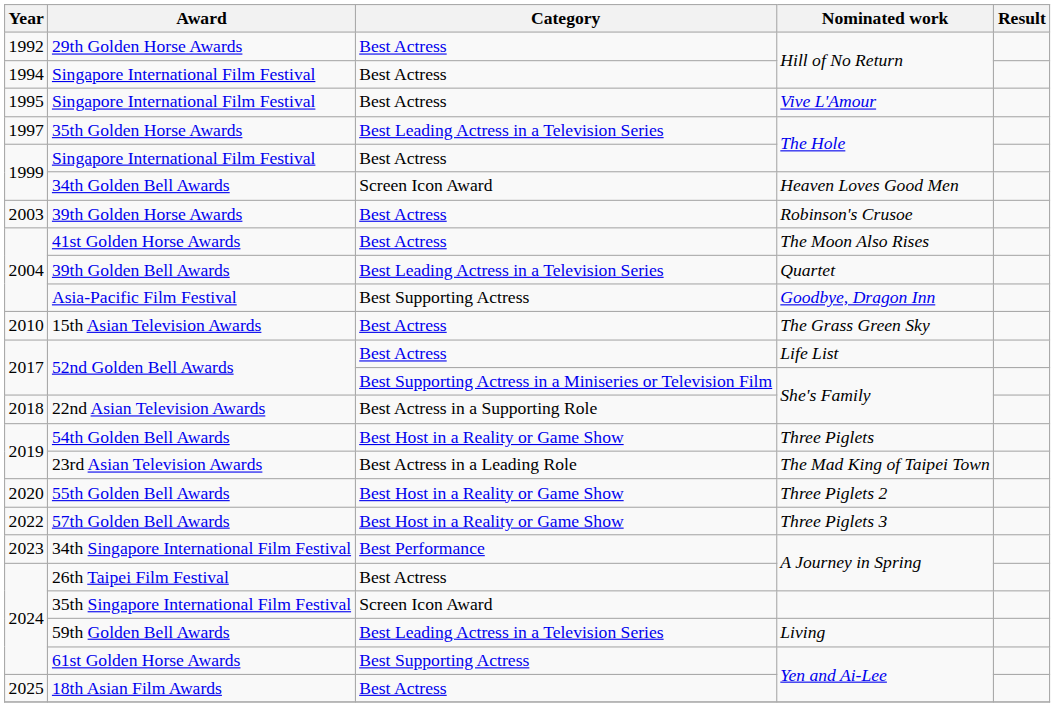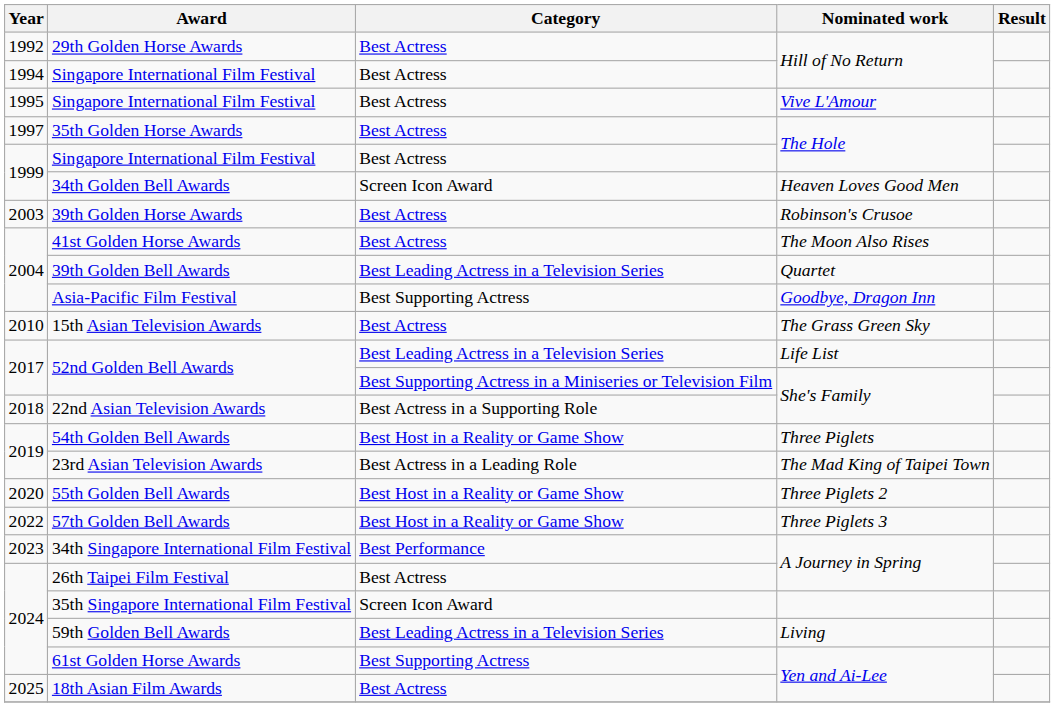(511, 130) Best Leading Actress in a Television Series -> (403, 130) Best Actress
(403, 353) Best Actress -> (511, 353) Best Leading Actress in a Television Series
